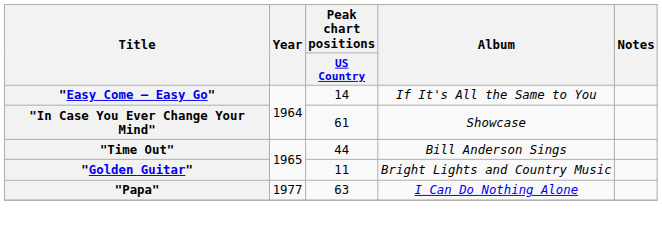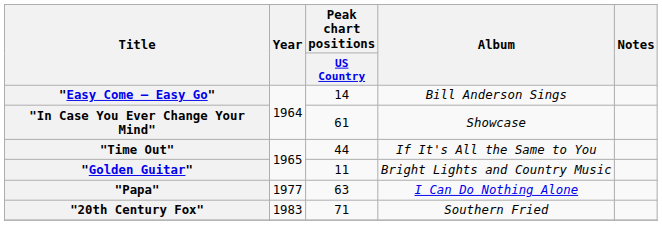(496, 95) If It's All the Same to You -> (496, 95) Bill Anderson Sings
(496, 150) Bill Anderson Sings -> (496, 150) If It's All the Same to You
+ row: (137, 210)
